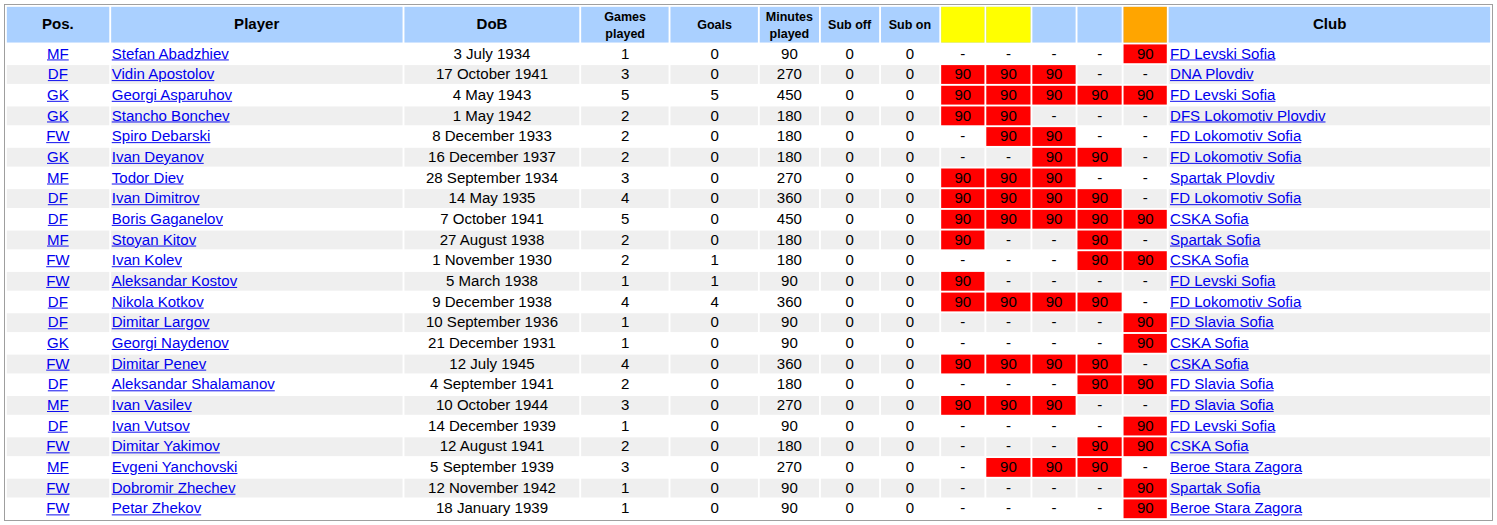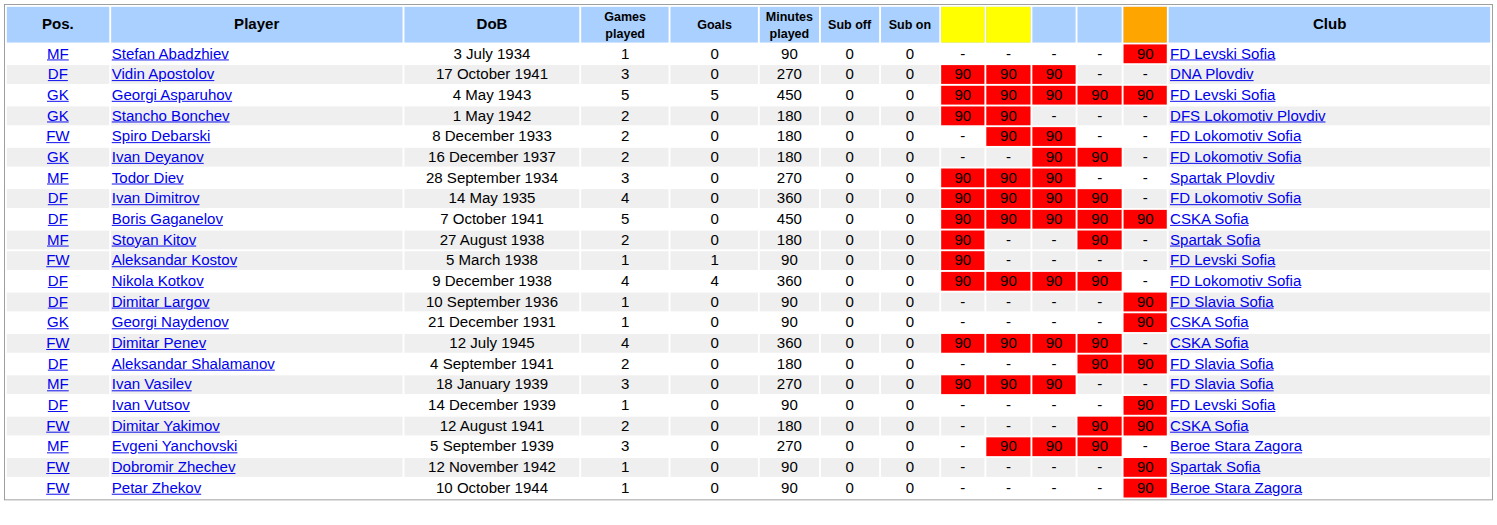- row: (147, 260)
(492, 405) 10 October 1944 -> (492, 384) 18 January 1939
(492, 508) 18 January 1939 -> (492, 488) 10 October 1944
